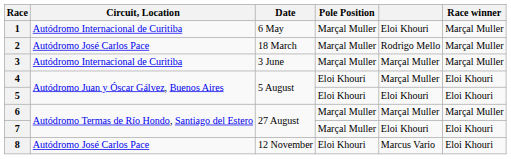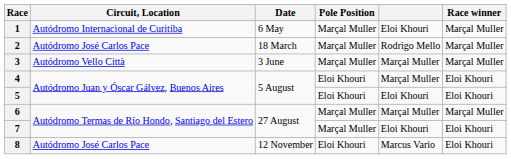(107, 62) Autódromo Internacional de Curitiba -> (79, 62) Autódromo Vello Città
